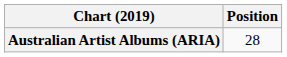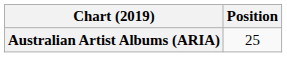(252, 39) 28 -> (252, 39) 25
